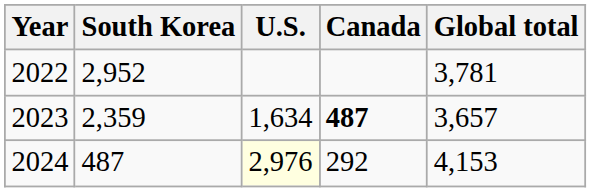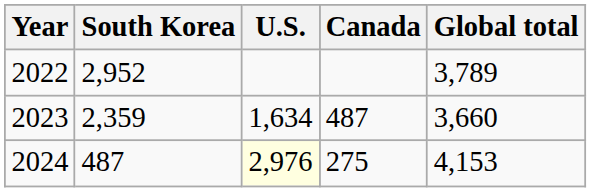(466, 72) 3,781 -> (466, 72) 3,789
(347, 117) bold -> (347, 117) normal
(466, 117) 3,657 -> (466, 117) 3,660
(347, 162) 292 -> (347, 162) 275
